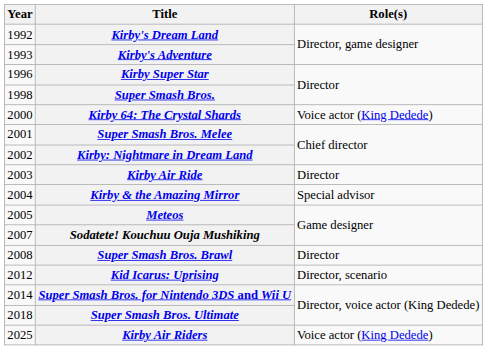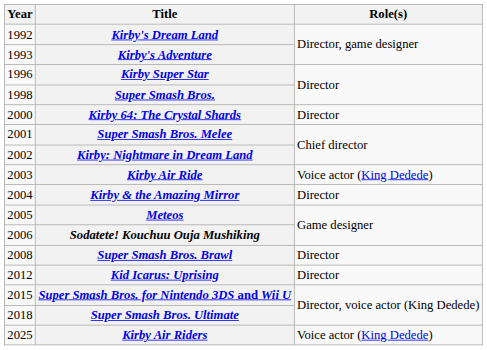(365, 114) Voice actor (King Dedede) -> (318, 114) Director
(318, 174) Director -> (365, 174) Voice actor (King Dedede)
(336, 194) Special advisor -> (318, 194) Director
(20, 235) 2007 -> (20, 235) 2006
(342, 275) Director, scenario -> (318, 275) Director
(20, 295) 2014 -> (20, 295) 2015
